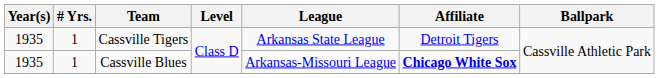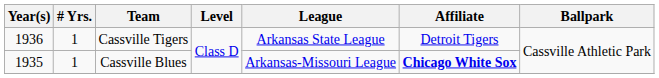(29, 39) 1935 -> (29, 39) 1936
